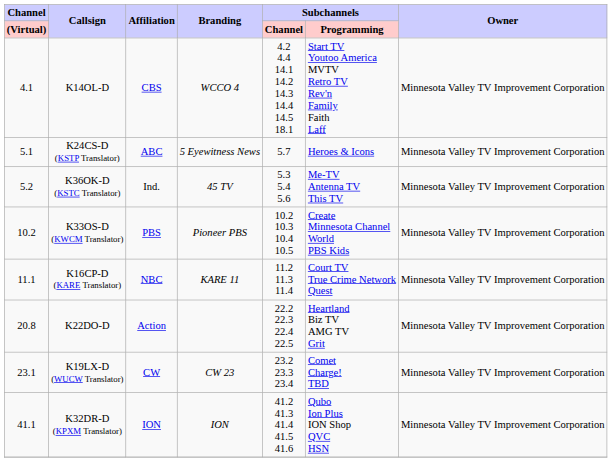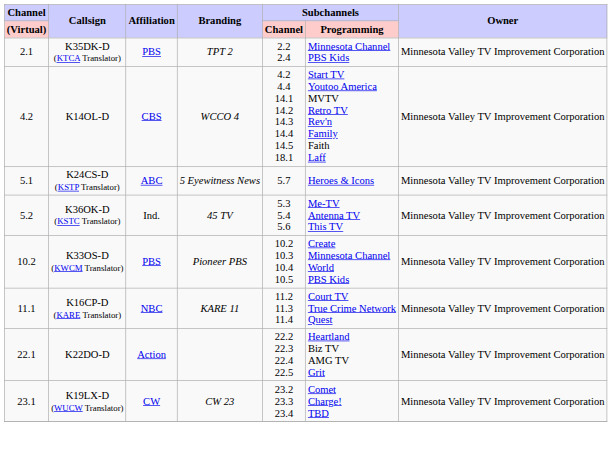+ row: (87, 52)
(27, 87) 4.1 -> (27, 116) 4.2
(27, 326) 20.8 -> (27, 354) 22.1
- row: (87, 424)
